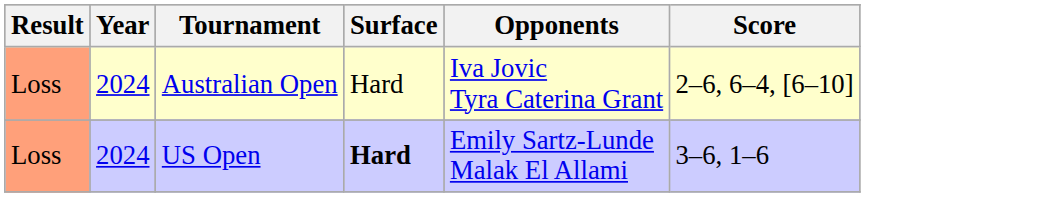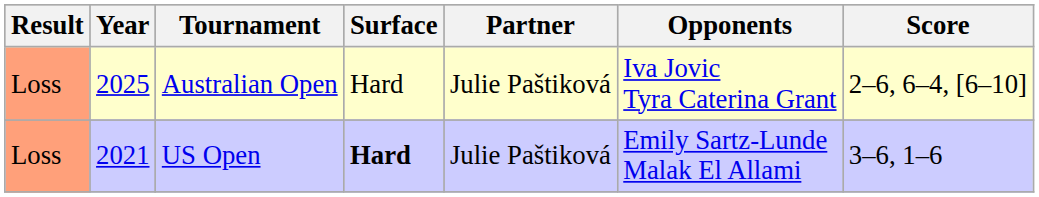+ column: (530, 25)
(123, 83) 2024 -> (123, 83) 2025
(123, 155) 2024 -> (123, 155) 2021
